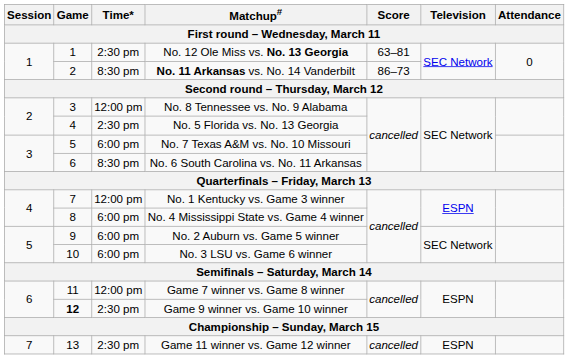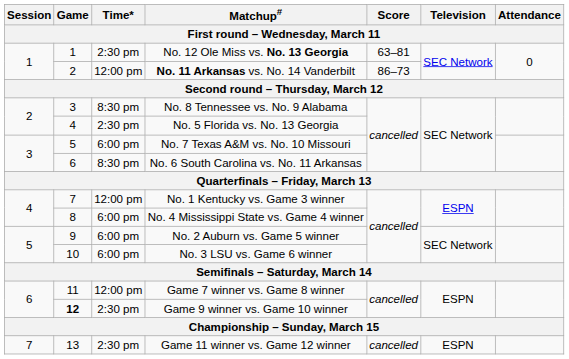(118, 71) 8:30 pm -> (118, 71) 12:00 pm
(118, 107) 12:00 pm -> (118, 107) 8:30 pm
